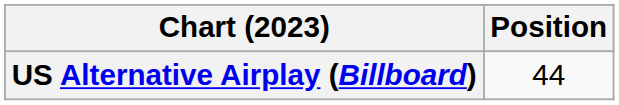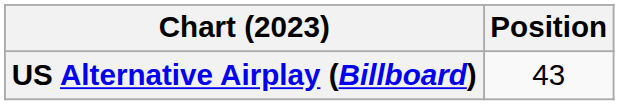(549, 74) 44 -> (549, 74) 43
